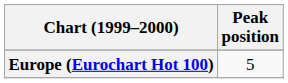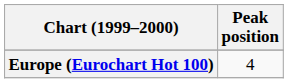(250, 63) 5 -> (250, 63) 4
